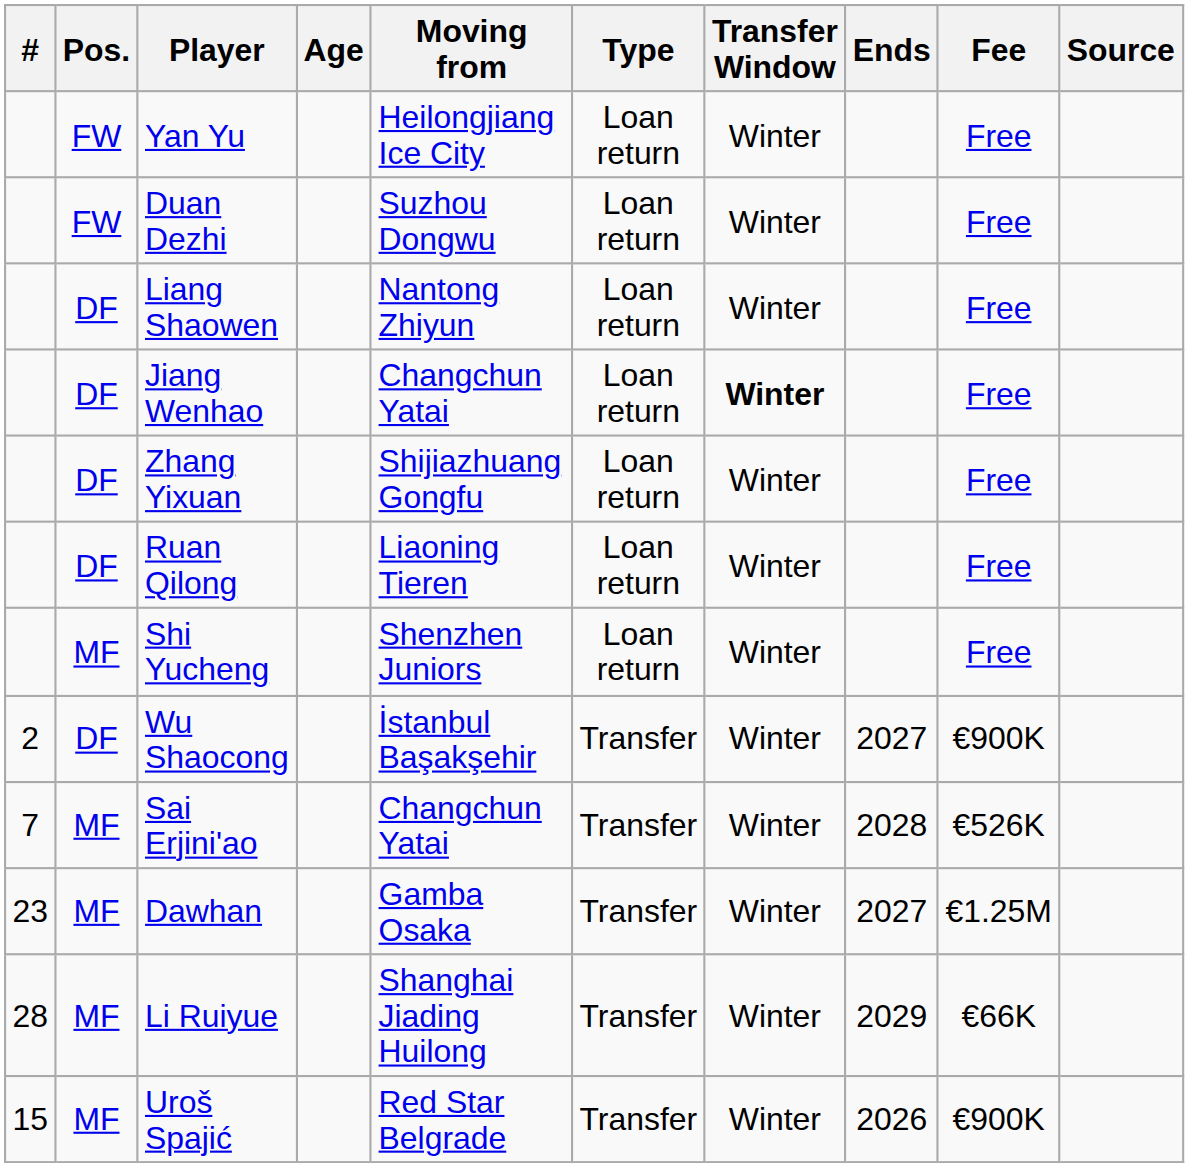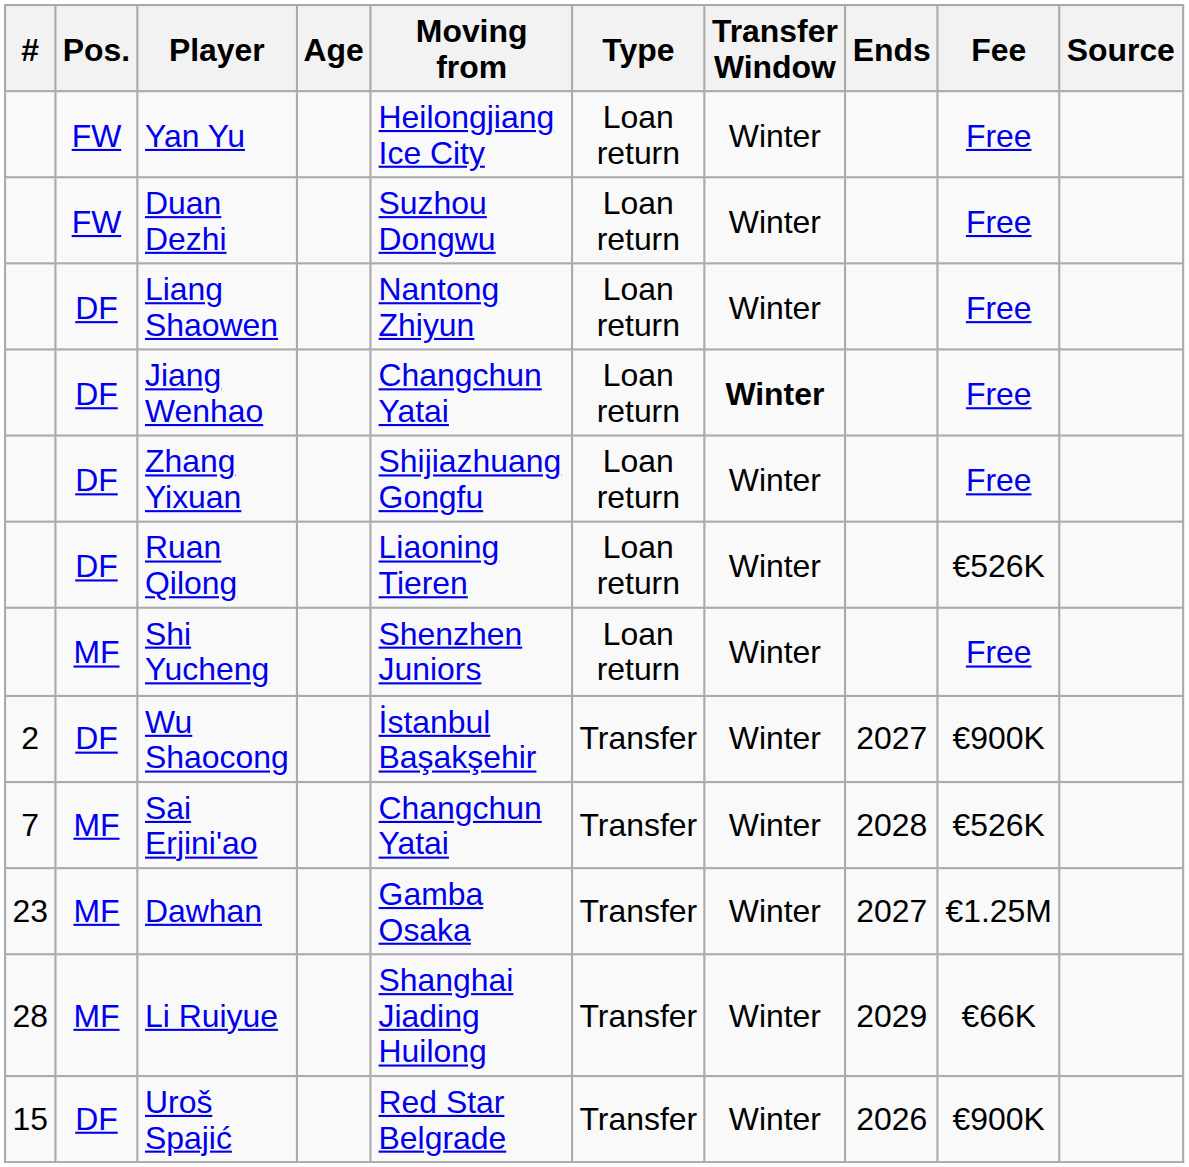(999, 566) Free -> (999, 566) €526K
(96, 1119) MF -> (96, 1119) DF
